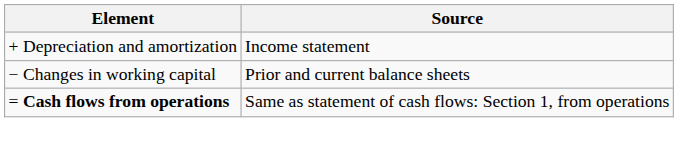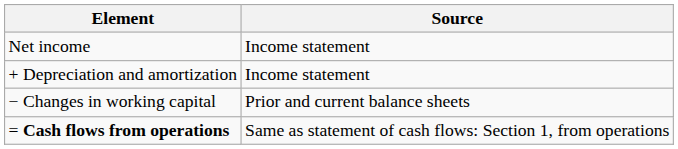+ row: (49, 46)
